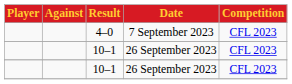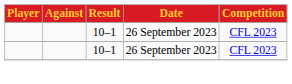- row: (104, 32)
